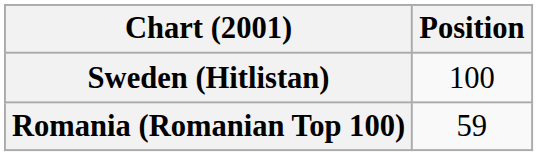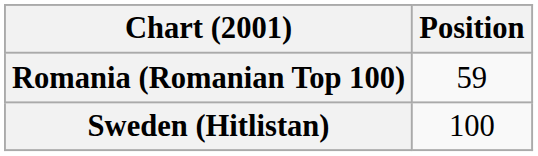rows swapped: (209, 125) <-> (209, 77)
